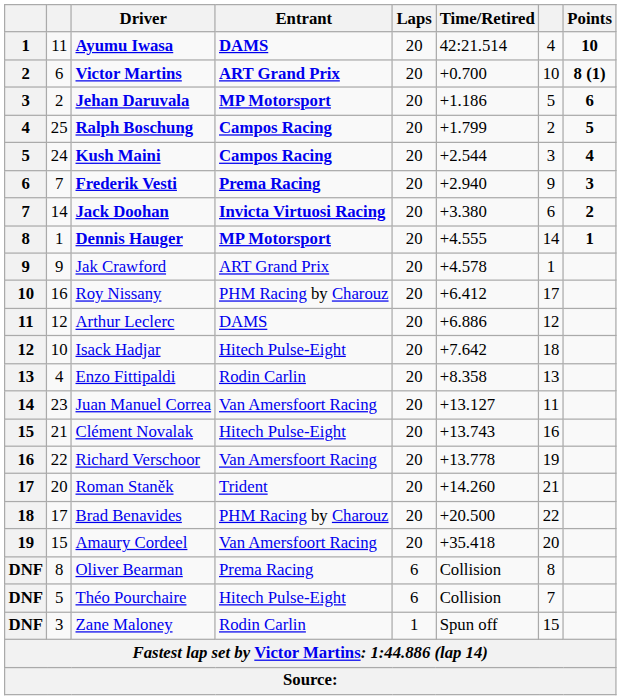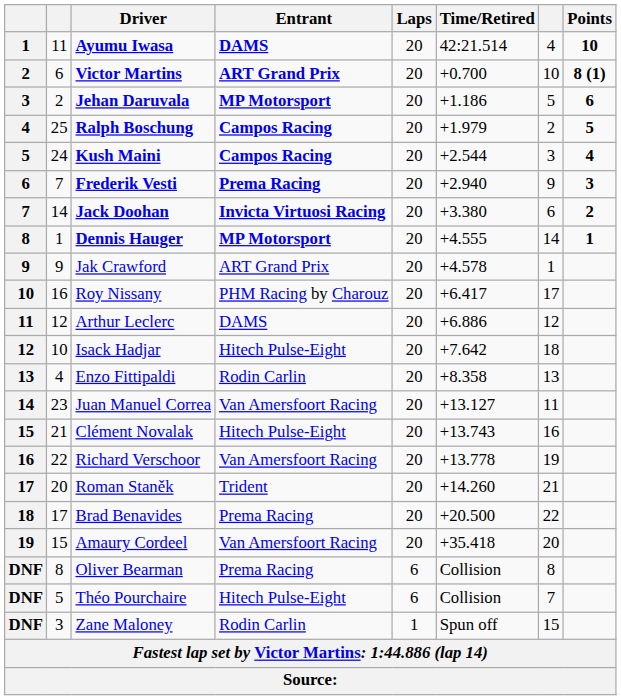(463, 128) +1.799 -> (463, 128) +1.979
(463, 293) +6.412 -> (463, 293) +6.417
(304, 514) PHM Racing by Charouz -> (266, 514) Prema Racing
